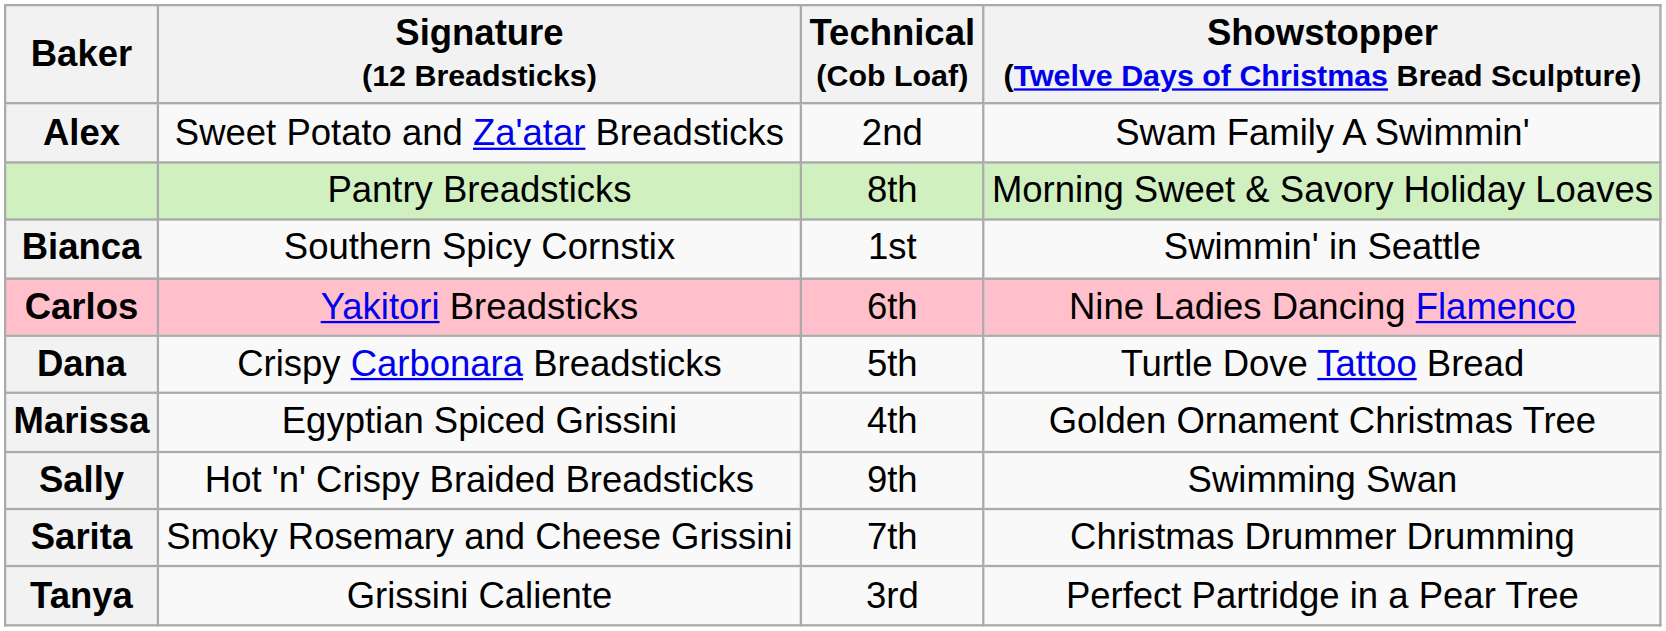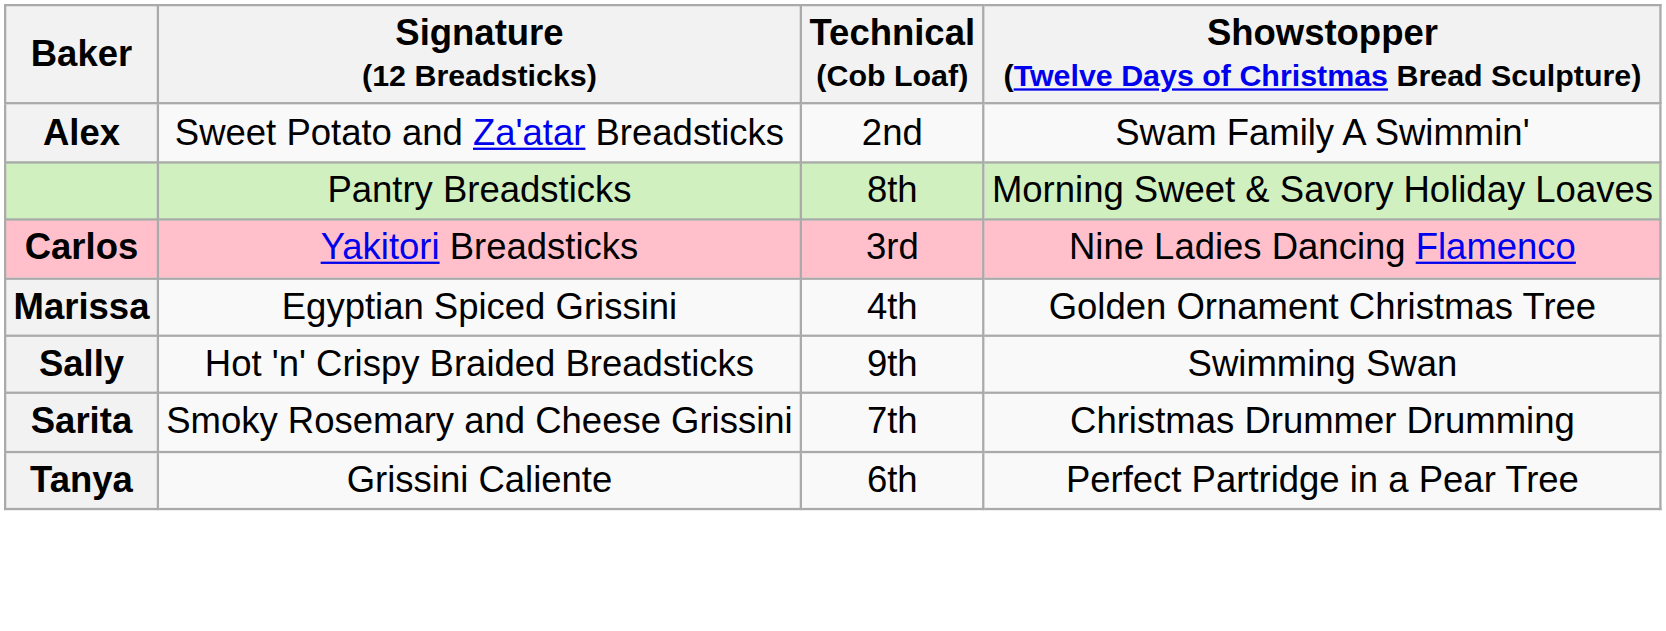- row: (81, 248)
(892, 305) 6th -> (892, 248) 3rd
- row: (81, 363)
(892, 595) 3rd -> (892, 479) 6th
